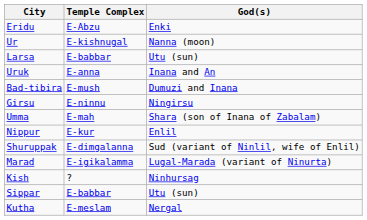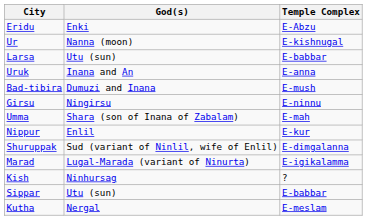columns swapped: (105, 12) <-> (254, 12)
